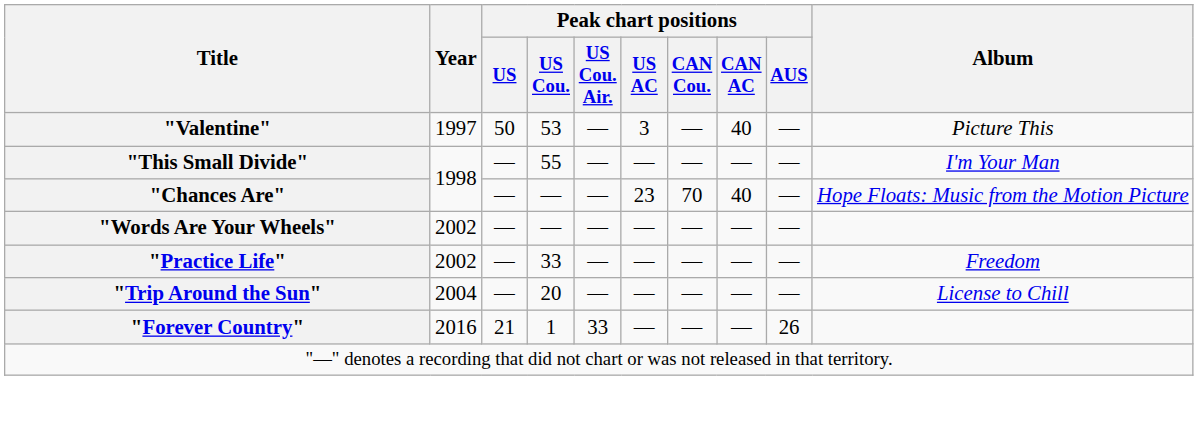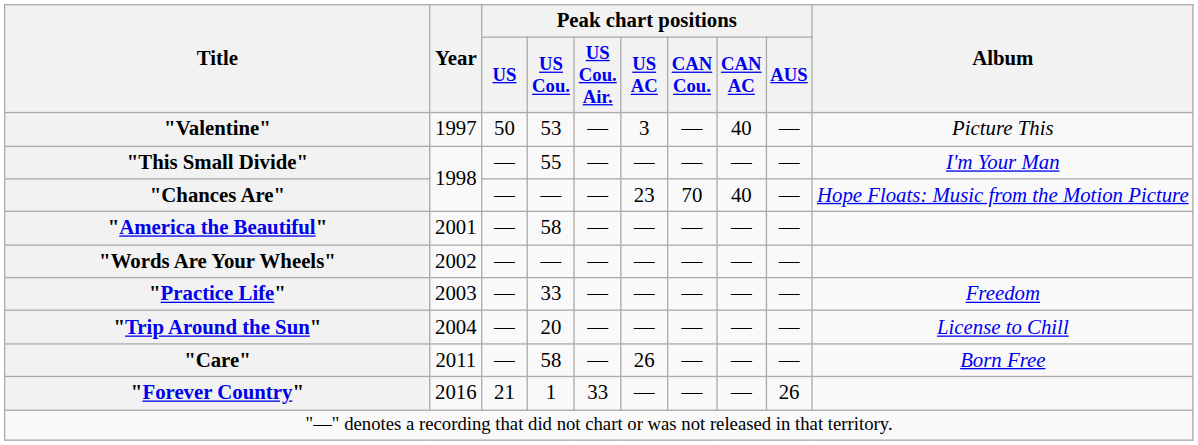+ row: (217, 228)
(456, 261) 2002 -> (456, 293) 2003
+ row: (217, 359)
